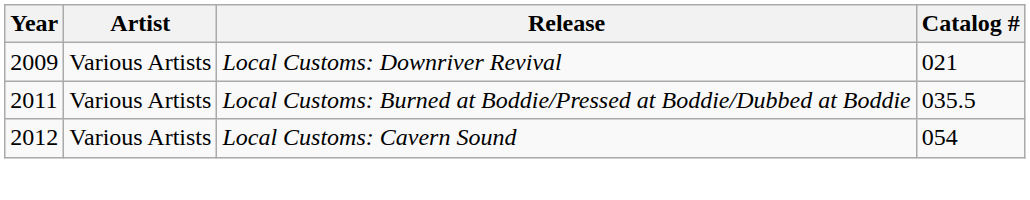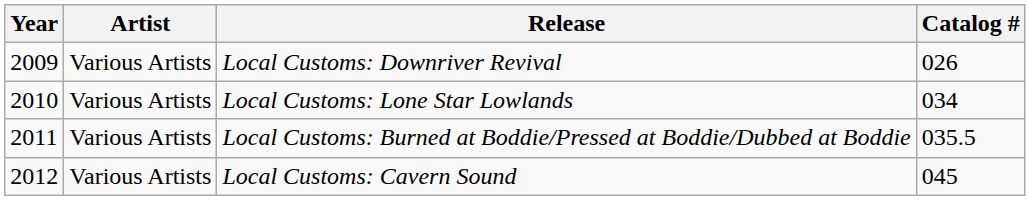(940, 61) 021 -> (940, 61) 026
+ row: (398, 99)
(940, 137) 054 -> (940, 175) 045
